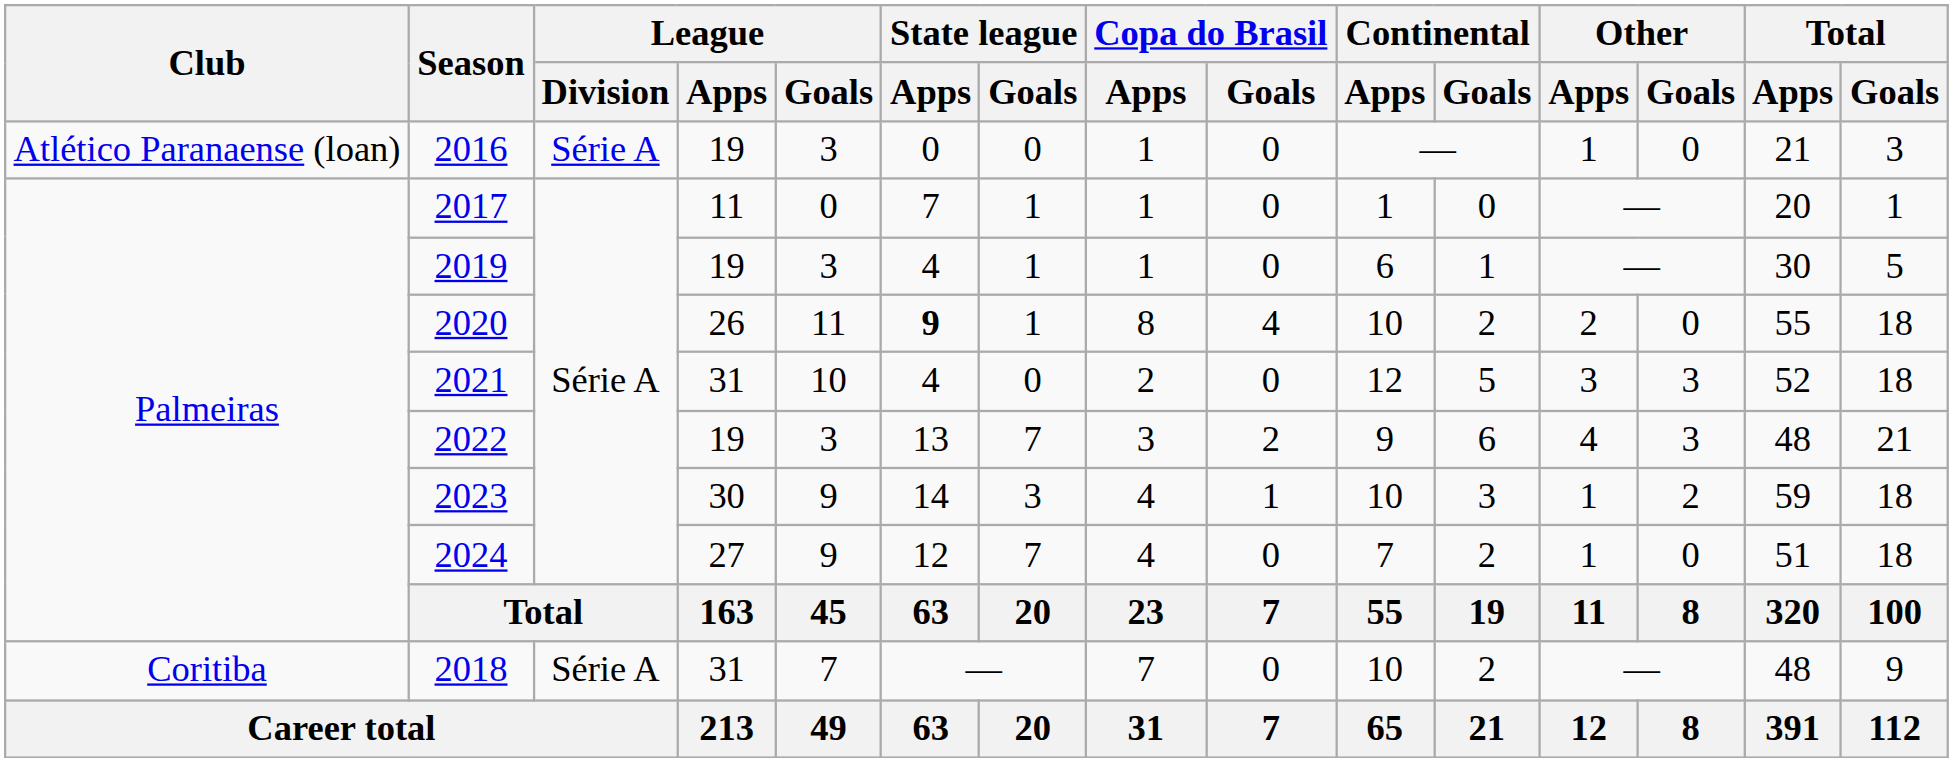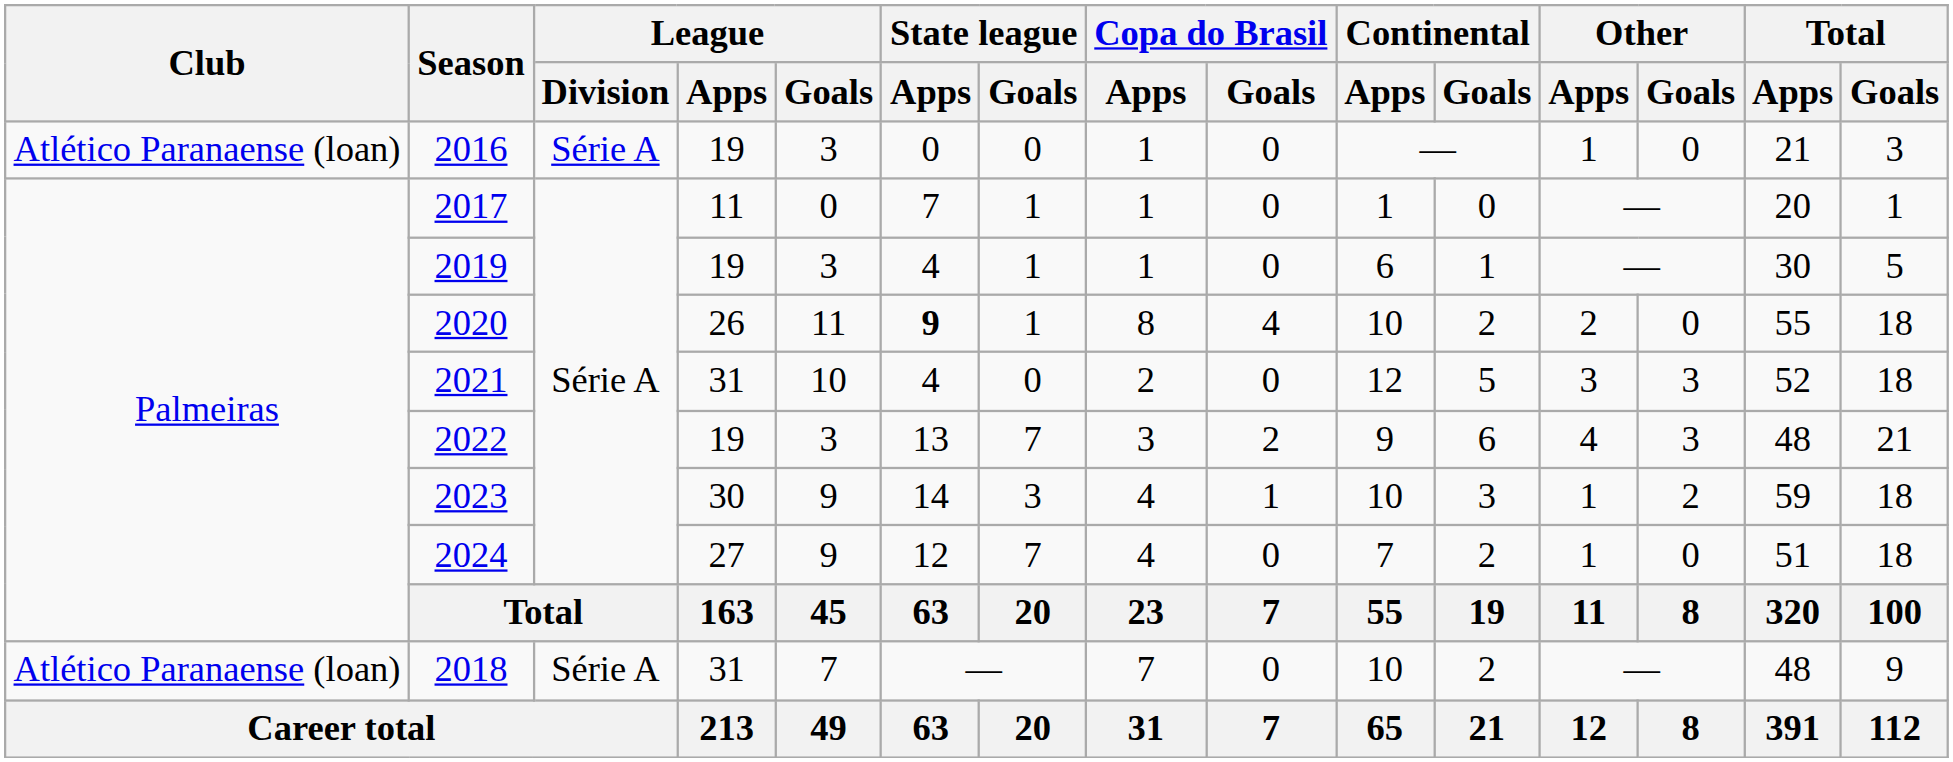(207, 669) Coritiba -> (207, 669) Atlético Paranaense (loan)
